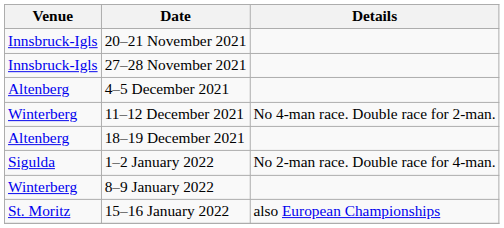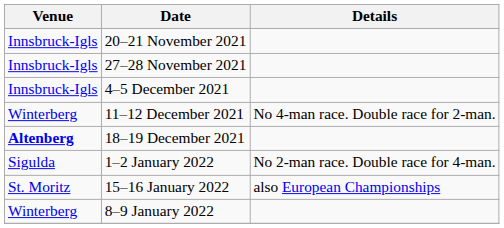(39, 89) Altenberg -> (53, 89) Innsbruck-Igls
(39, 138) normal -> (41, 138) bold
rows swapped: (159, 187) <-> (167, 211)
